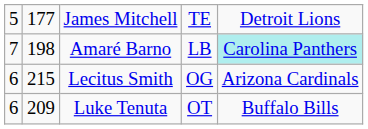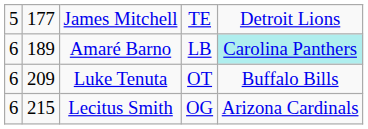(14, 49) 7 -> (14, 49) 6
(41, 49) 198 -> (41, 49) 189
rows swapped: (121, 108) <-> (121, 78)
